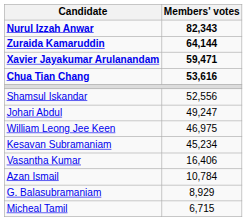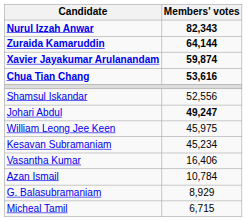(202, 60) 59,471 -> (202, 60) 59,874
(202, 113) normal -> (202, 113) bold
(202, 129) 46,975 -> (202, 129) 45,975
